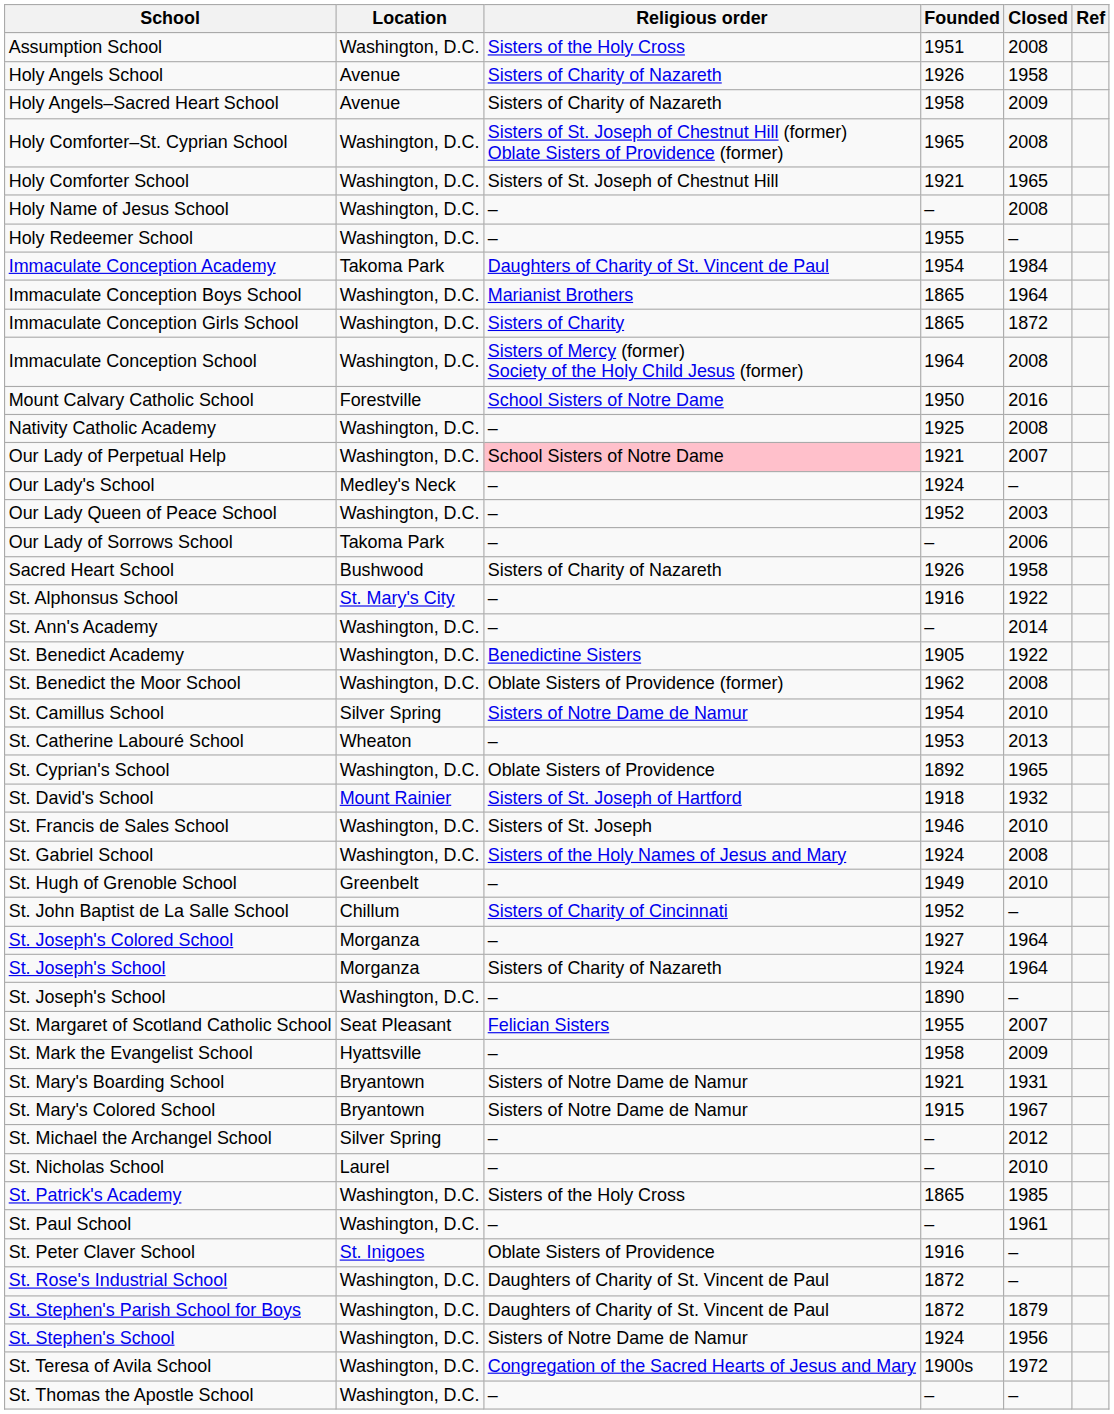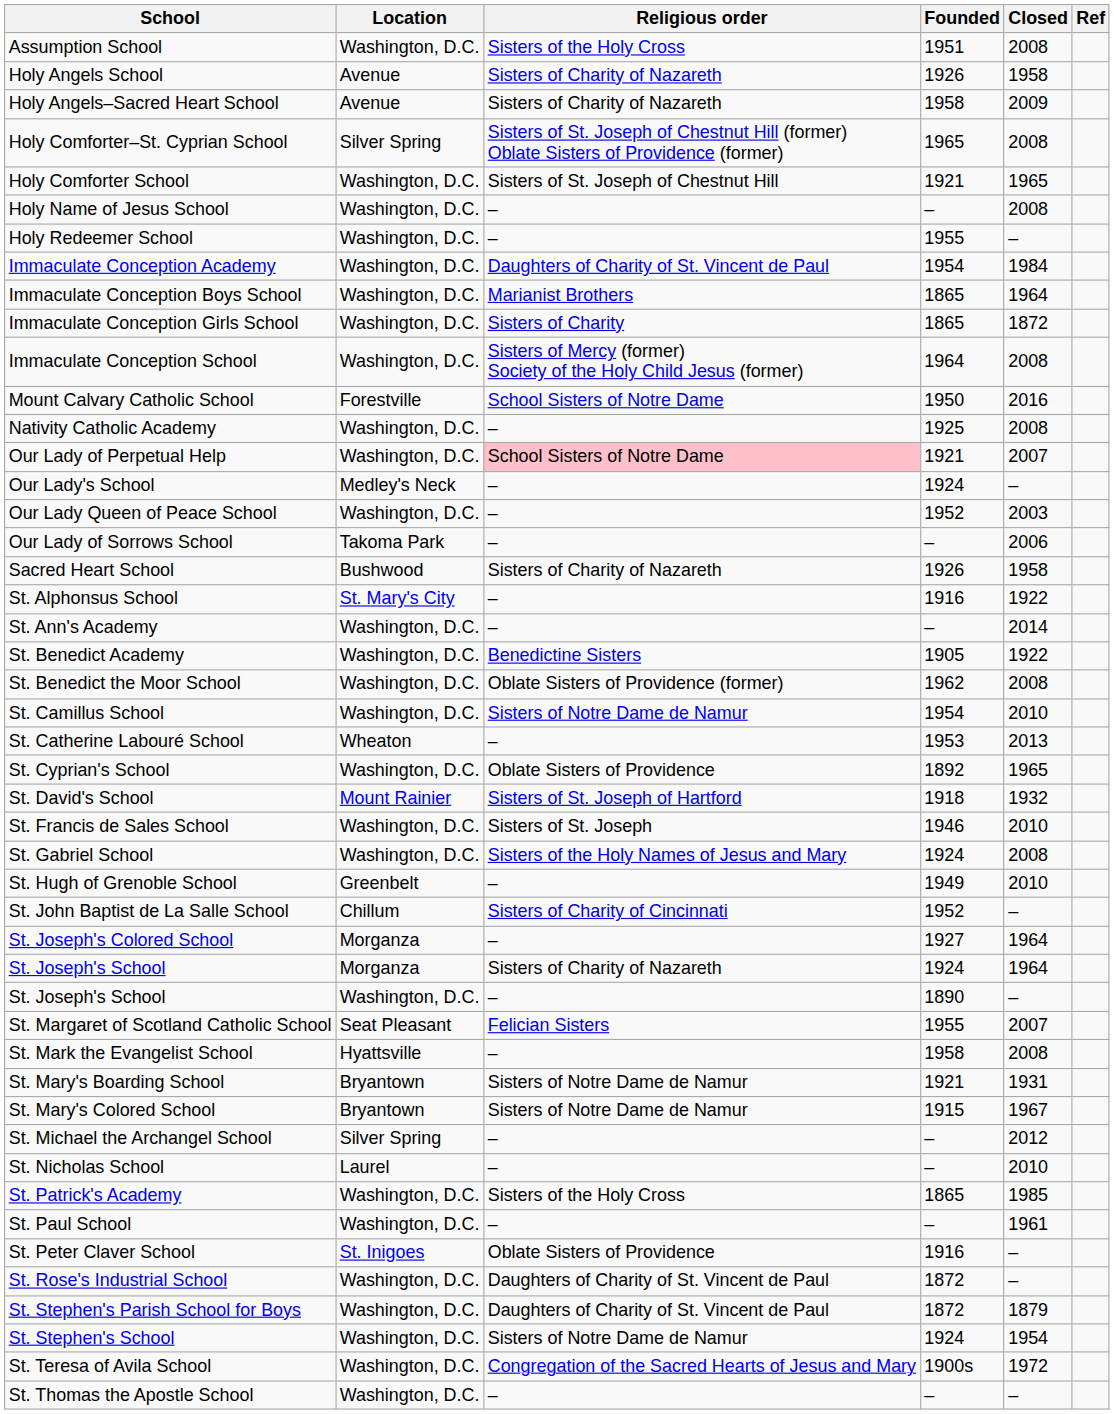(410, 142) Washington, D.C. -> (390, 142) Silver Spring
(392, 266) Takoma Park -> (410, 266) Washington, D.C.
(390, 712) Silver Spring -> (410, 712) Washington, D.C.
(1028, 1053) 2009 -> (1028, 1053) 2008
(1028, 1337) 1956 -> (1028, 1337) 1954
